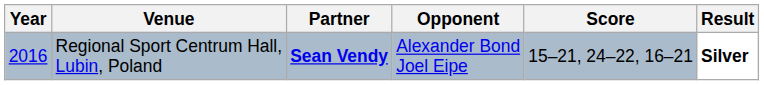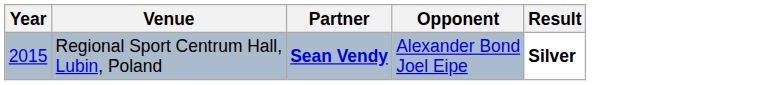- column: (611, 19)
(28, 56) 2016 -> (28, 56) 2015
